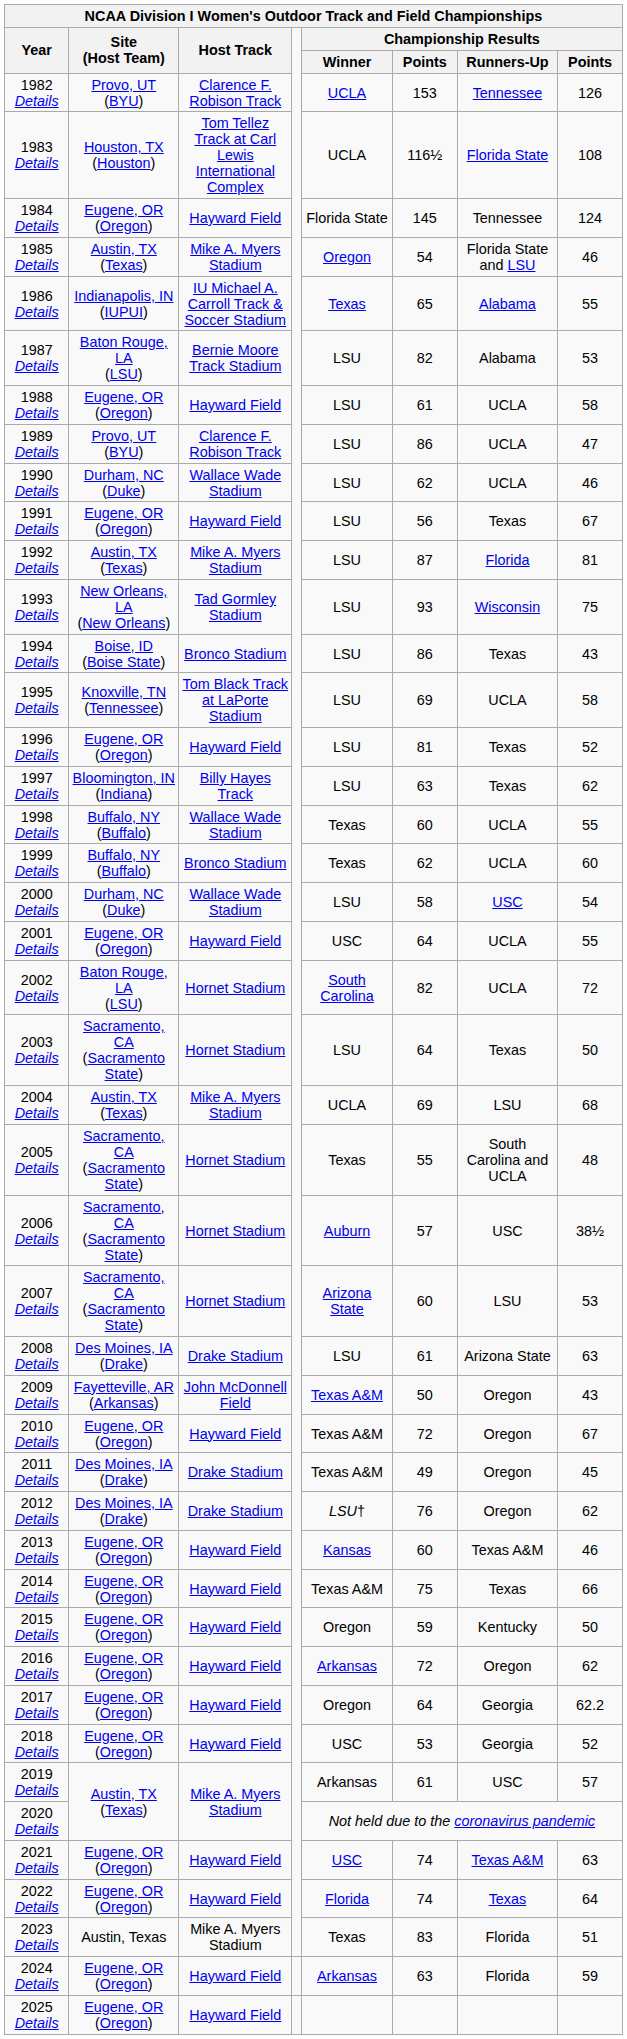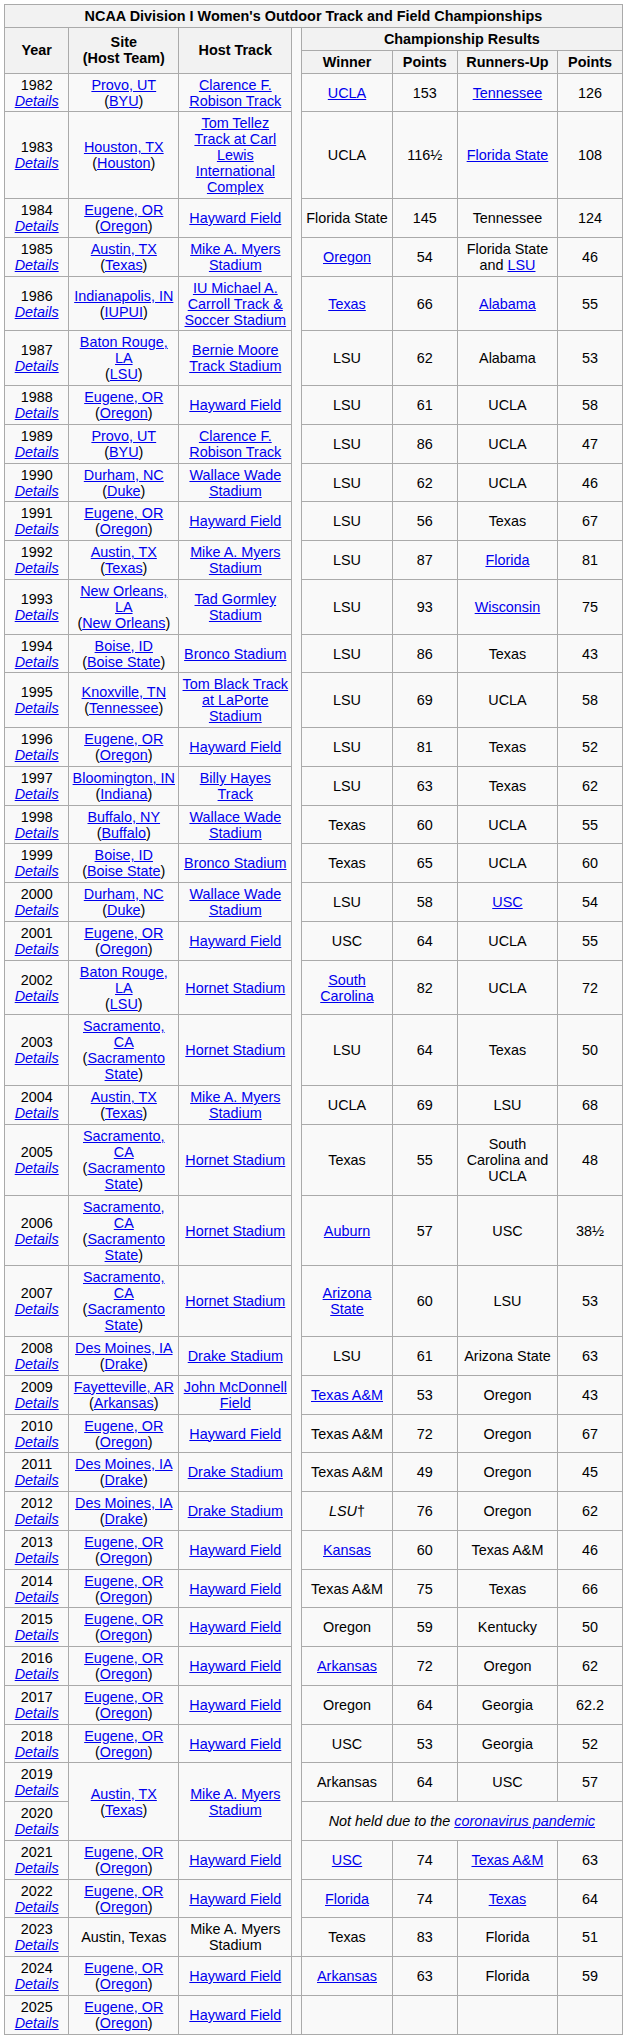(425, 304) 65 -> (425, 304) 66
(425, 358) 82 -> (425, 358) 62
(124, 863) Buffalo, NY (Buffalo) -> (124, 863) Boise, ID (Boise State)
(425, 863) 62 -> (425, 863) 65
(425, 1395) 50 -> (425, 1395) 53
(425, 1782) 61 -> (425, 1782) 64
